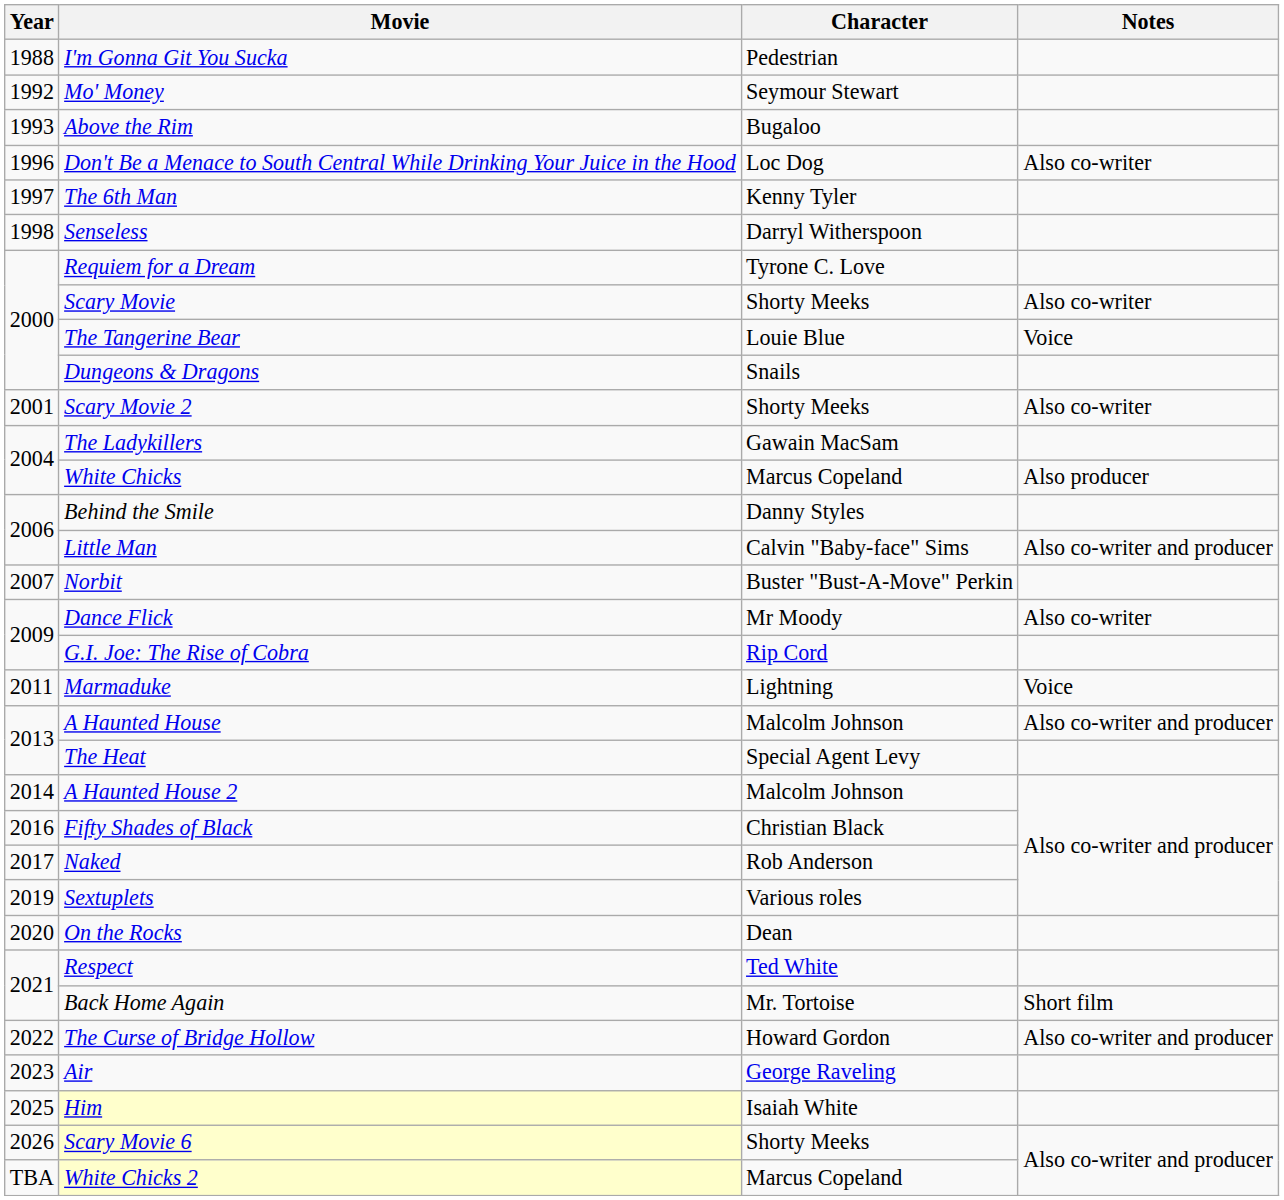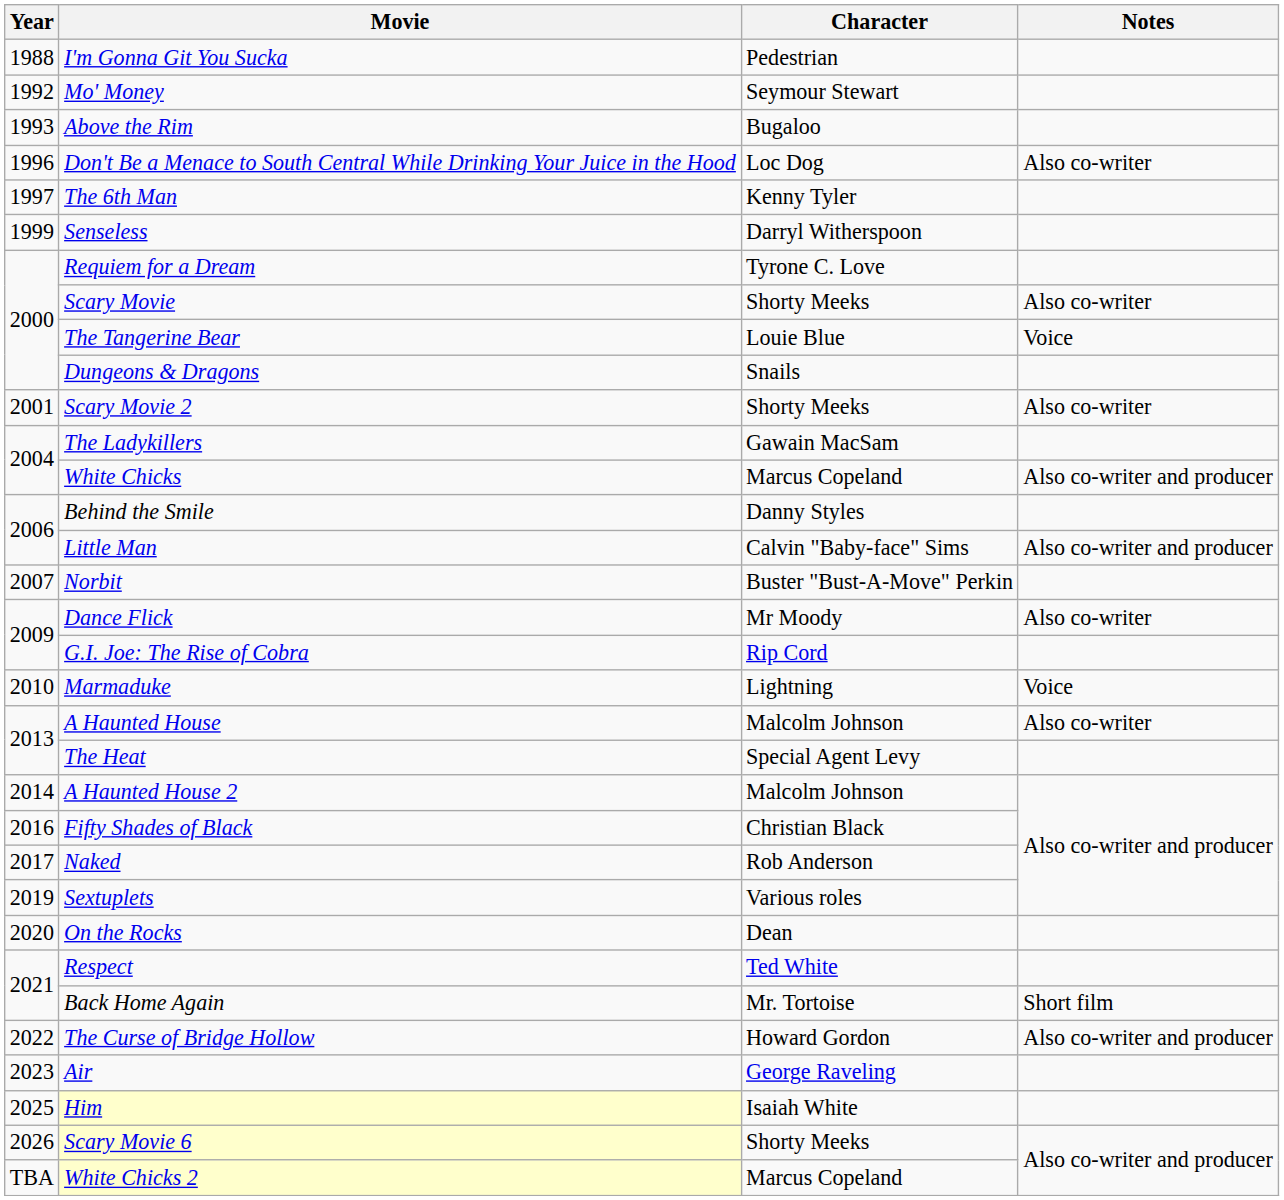(32, 232) 1998 -> (32, 232) 1999
(1086, 477) Also producer -> (1148, 477) Also co-writer and producer
(31, 687) 2011 -> (32, 687) 2010
(1148, 722) Also co-writer and producer -> (1087, 722) Also co-writer
